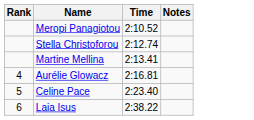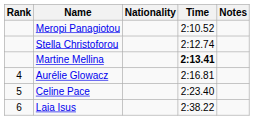+ column: (150, 12)
(141, 60) normal -> (198, 60) bold
